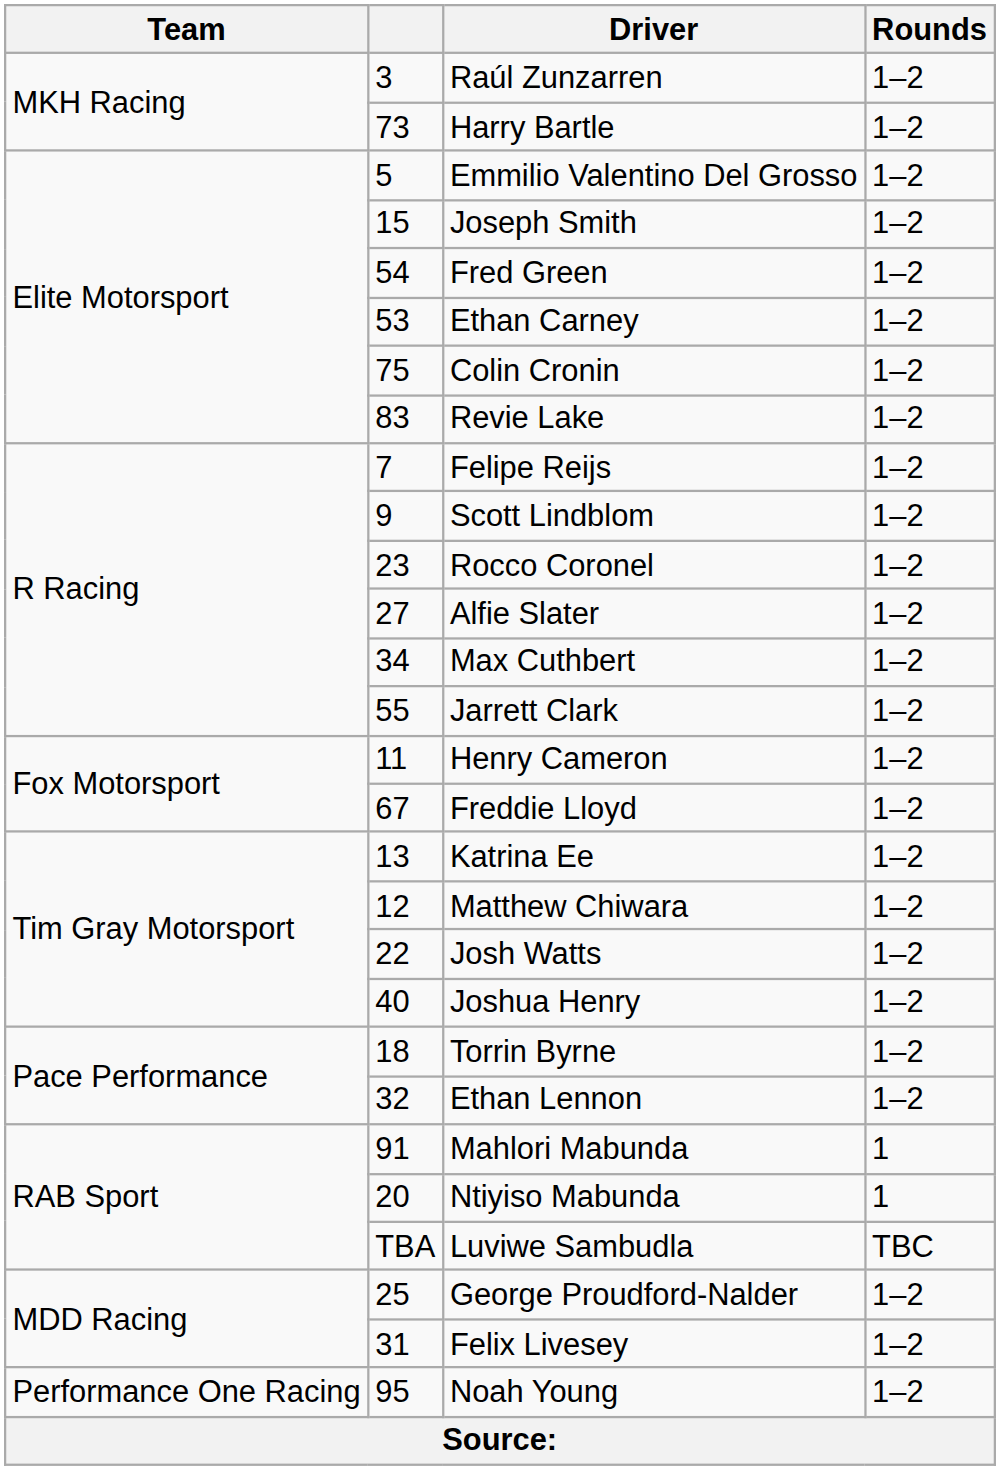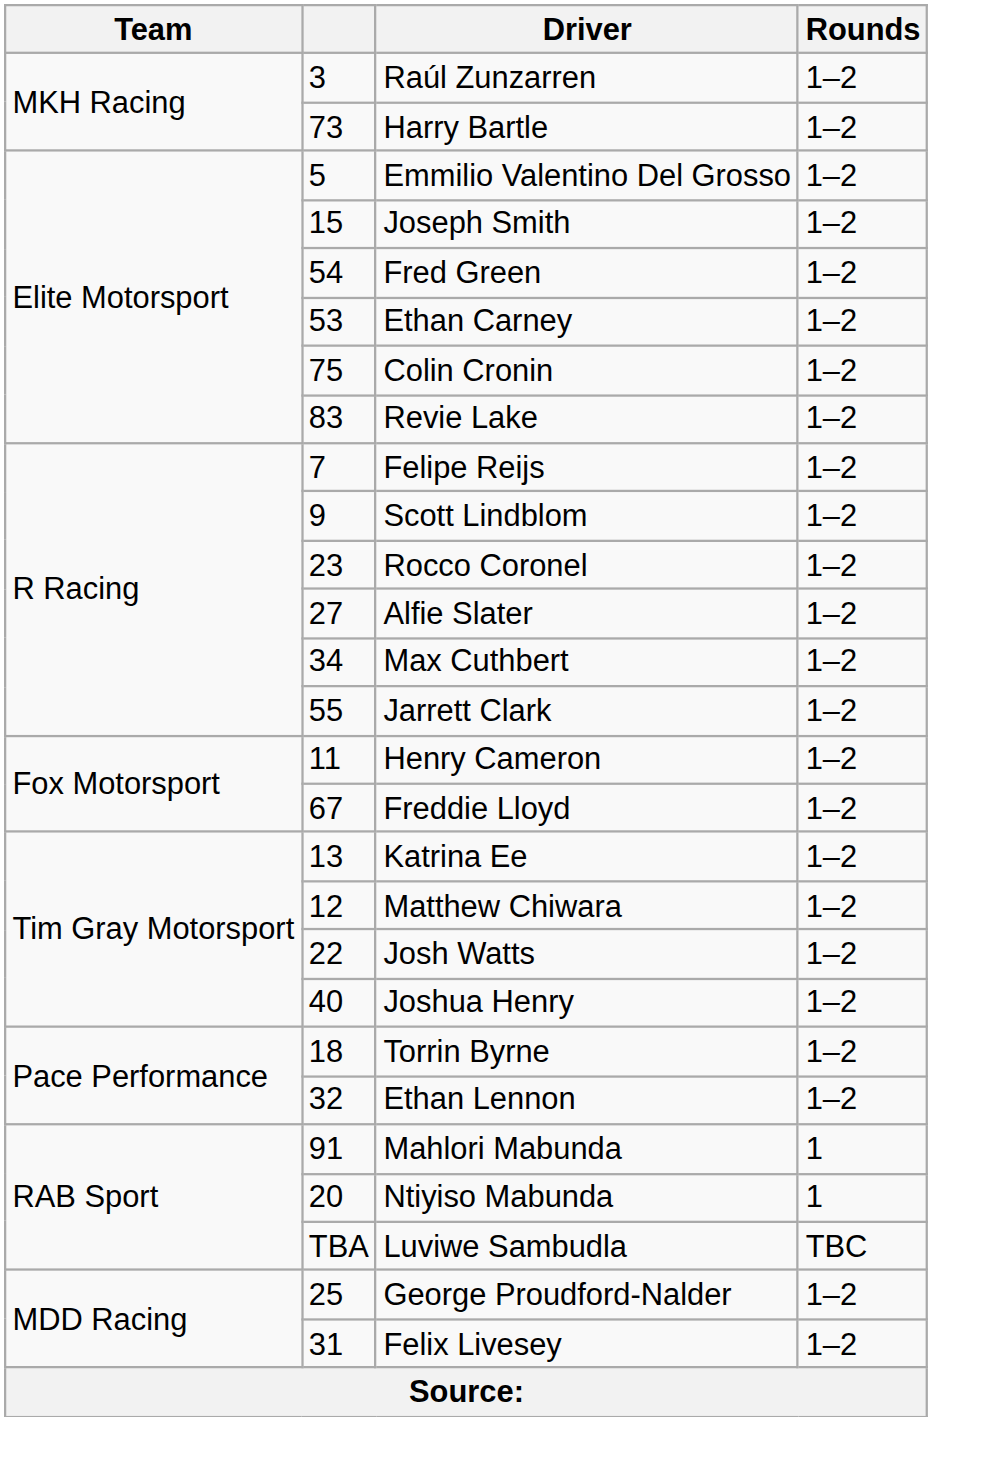- row: (534, 1392)
